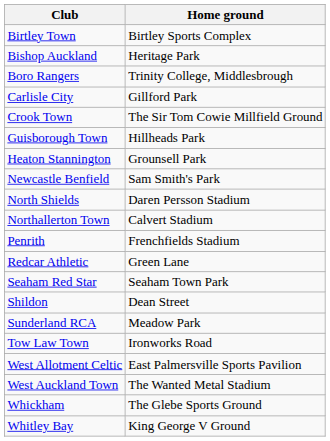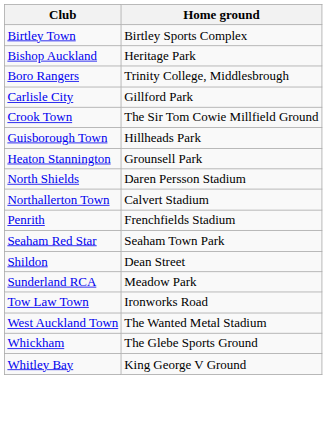- row: (58, 179)
- row: (48, 261)
- row: (65, 364)
